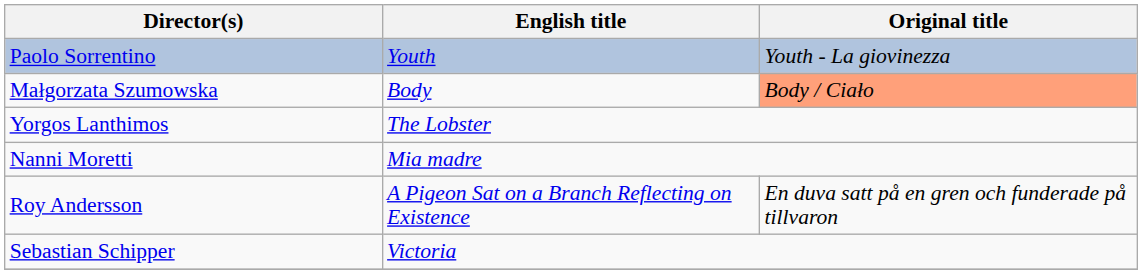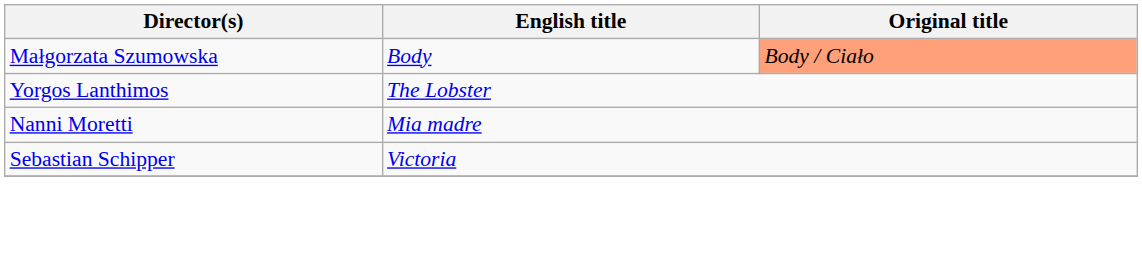- row: (83, 55)
- row: (76, 205)
